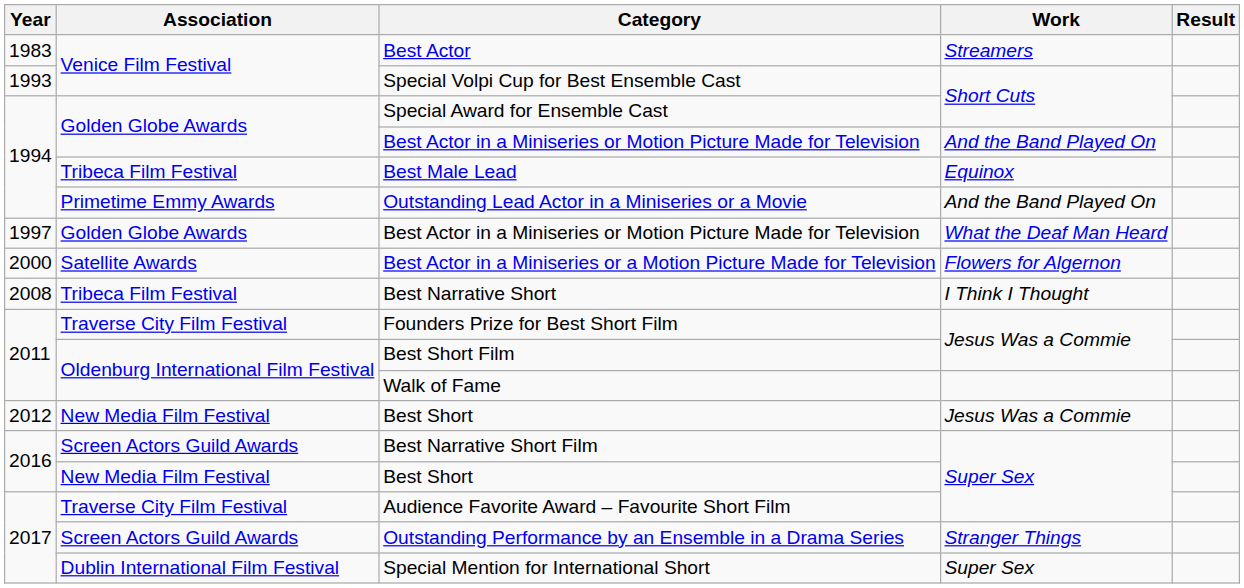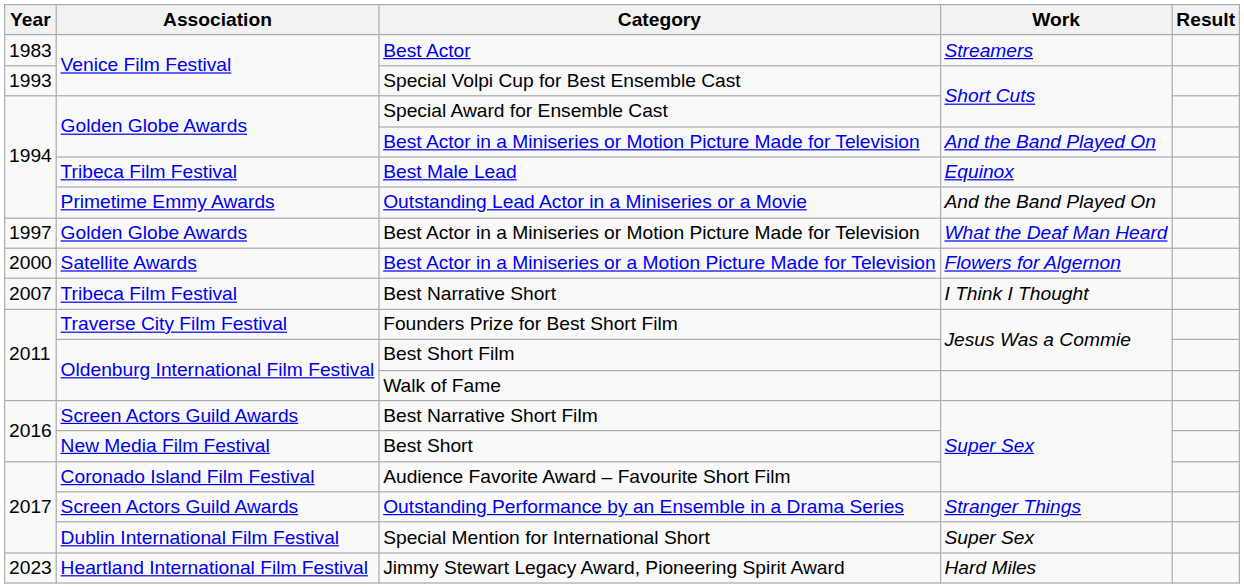(30, 293) 2008 -> (30, 293) 2007
- row: (428, 415)
(174, 506) Traverse City Film Festival -> (188, 476) Coronado Island Film Festival
+ row: (614, 567)
